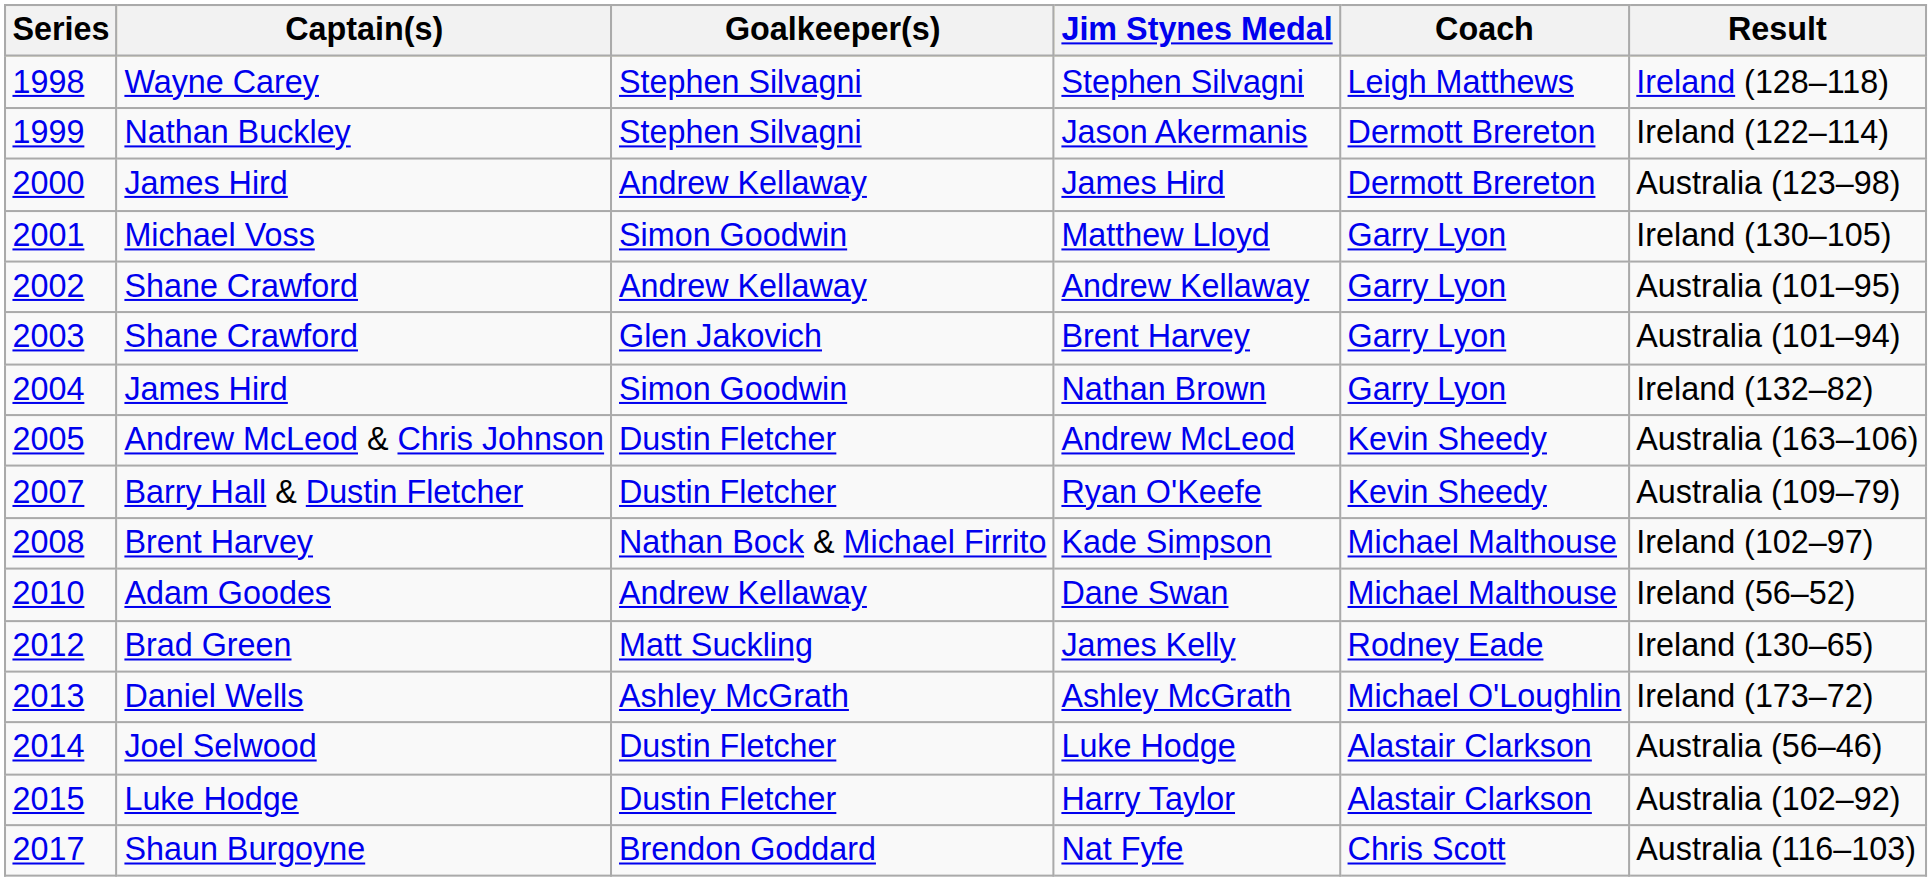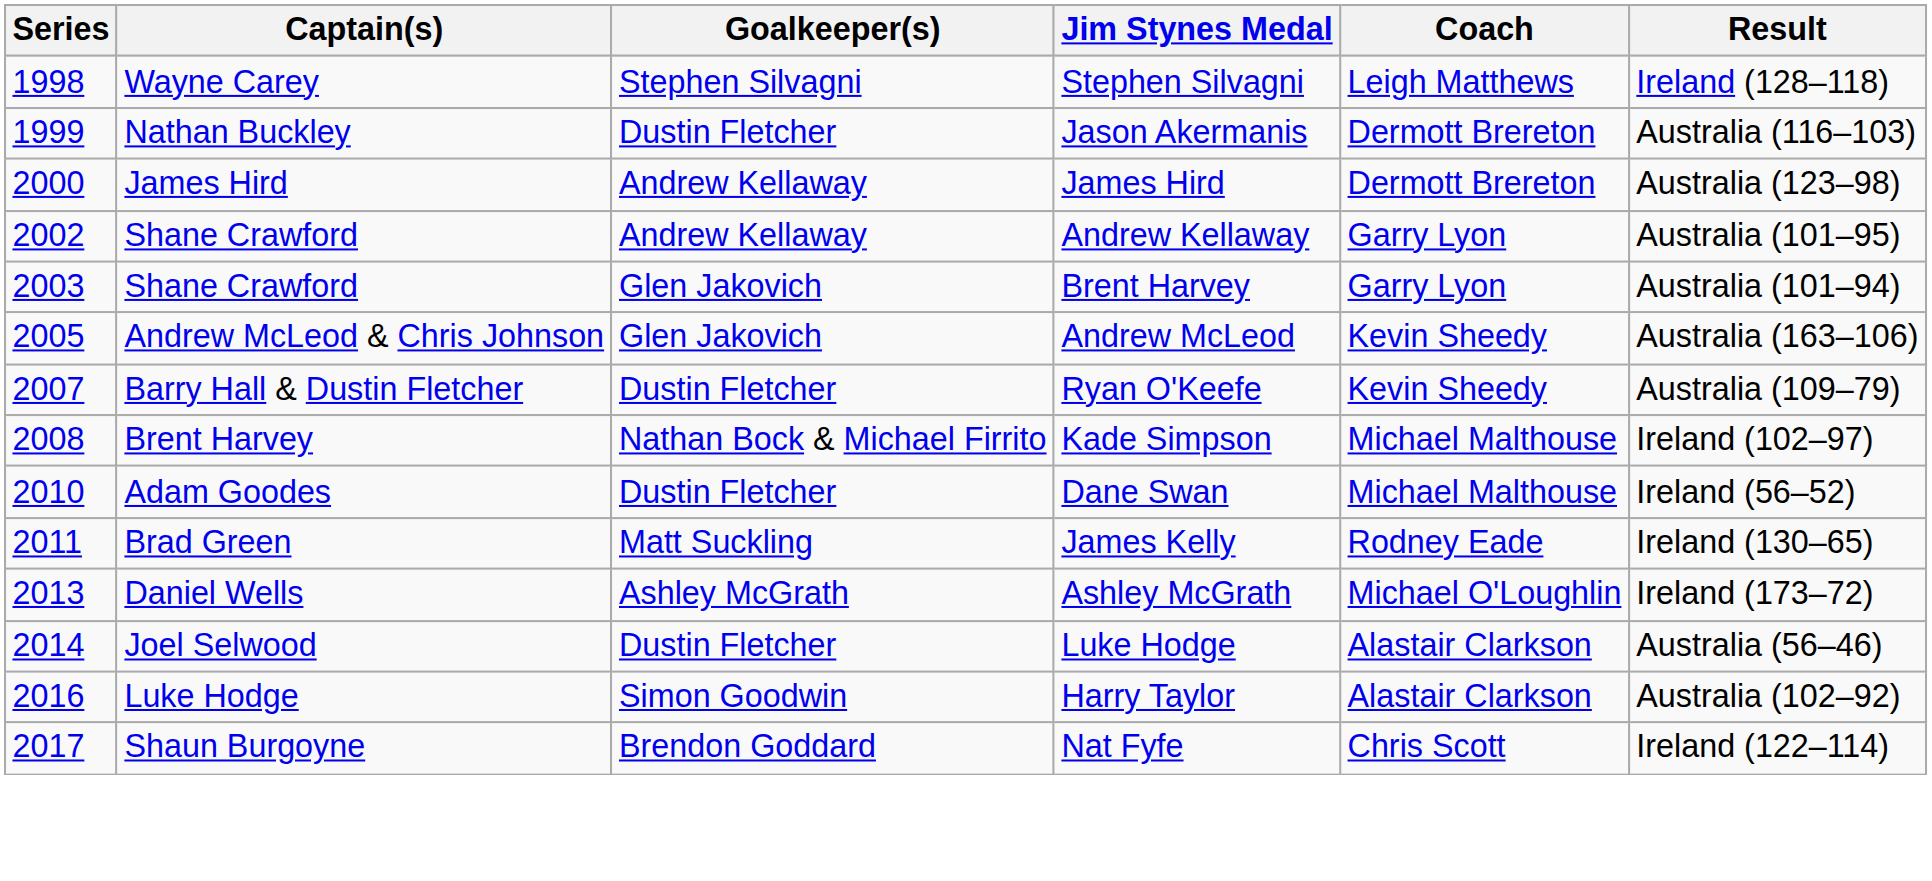(740, 132) Stephen Silvagni -> (728, 132) Dustin Fletcher
(1763, 132) Ireland (122–114) -> (1776, 132) Australia (116–103)
- row: (1166, 235)
- row: (1164, 388)
(728, 440) Dustin Fletcher -> (721, 337) Glen Jakovich
(743, 593) Andrew Kellaway -> (728, 491) Dustin Fletcher
(48, 645) 2012 -> (47, 542) 2011
(48, 798) 2015 -> (48, 696) 2016
(728, 798) Dustin Fletcher -> (733, 696) Simon Goodwin
(1776, 850) Australia (116–103) -> (1763, 747) Ireland (122–114)
